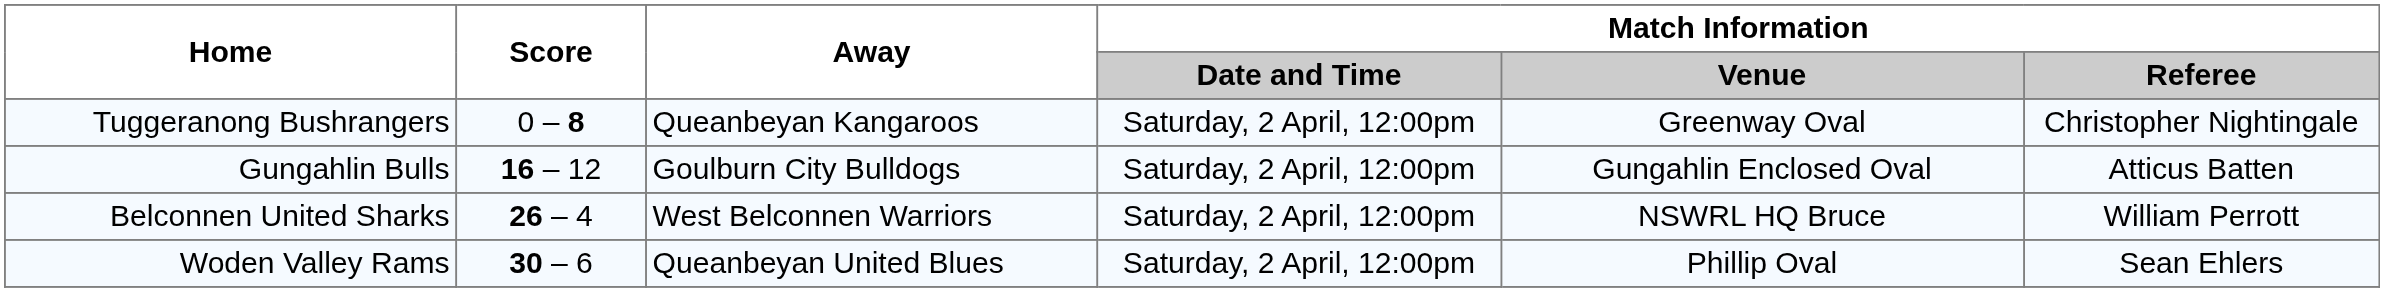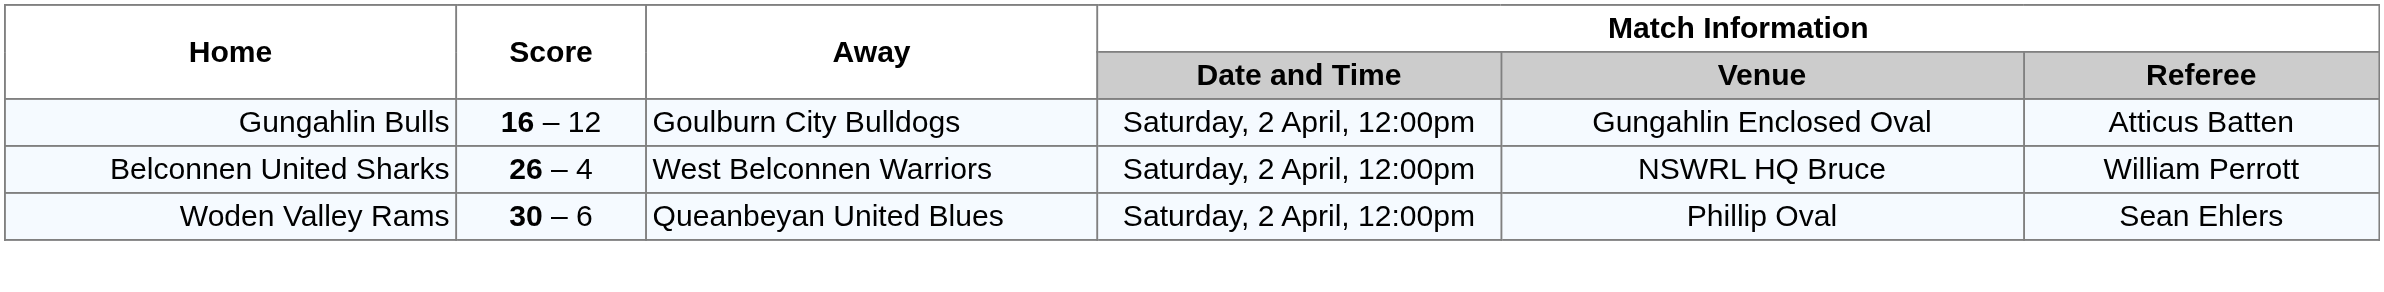- row: (271, 121)
